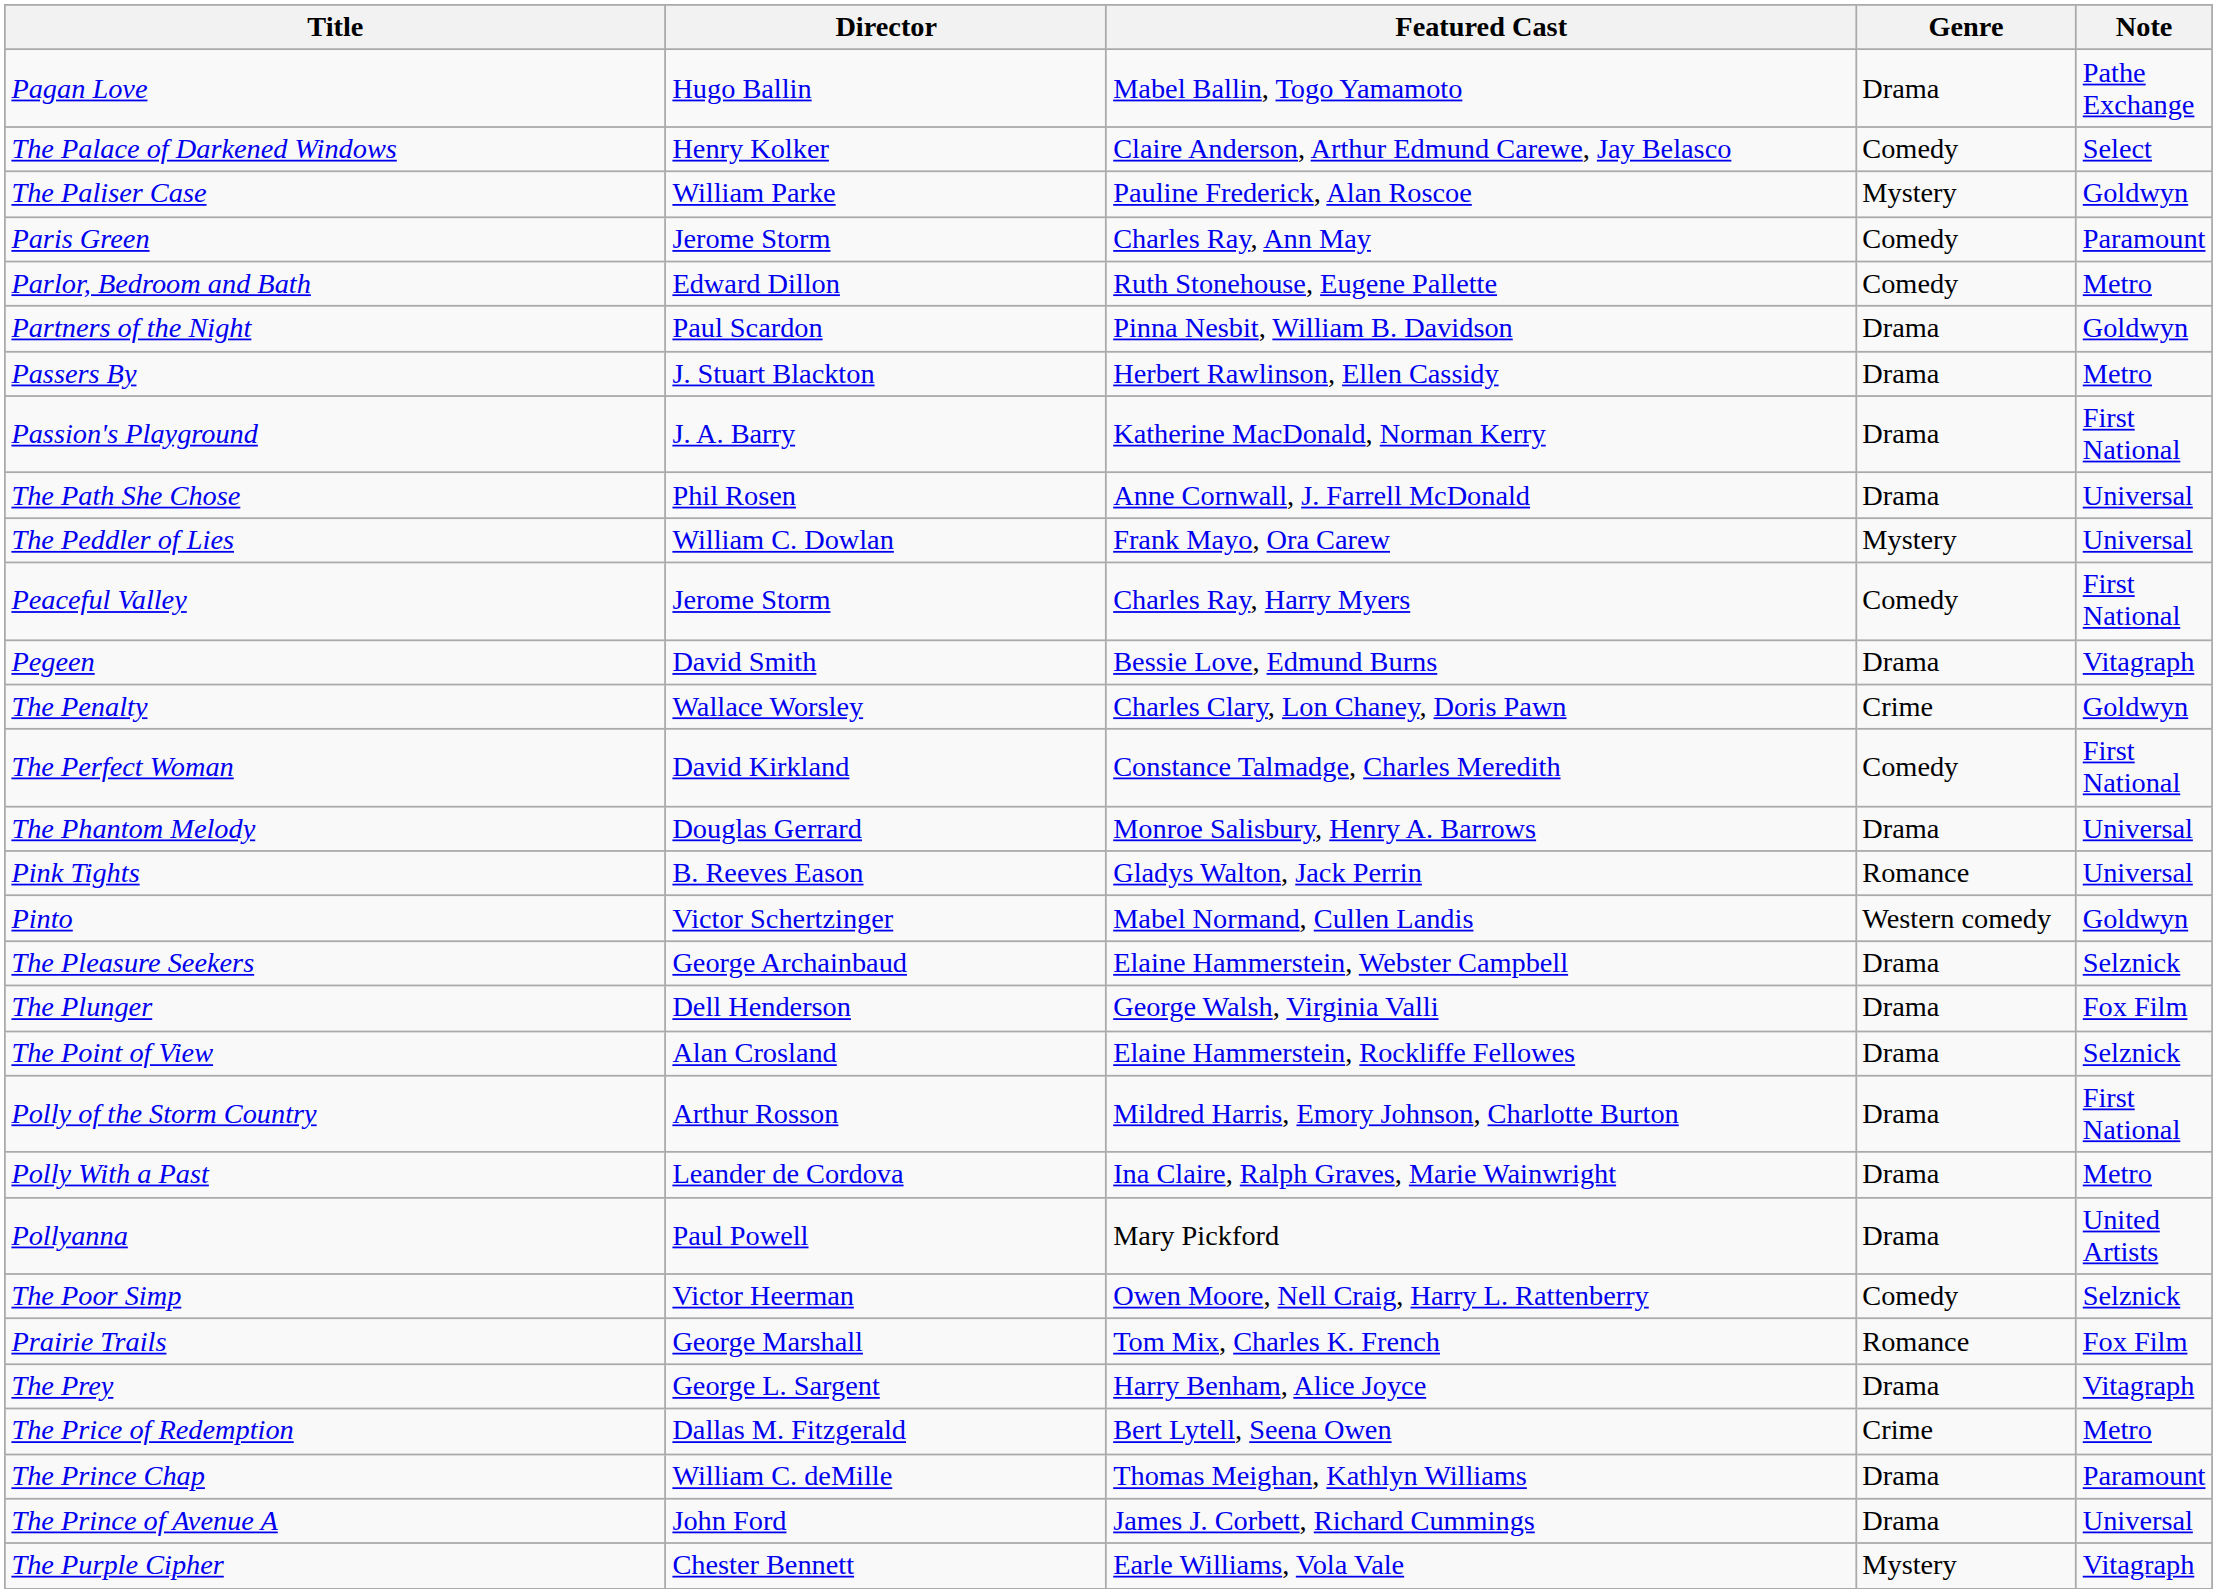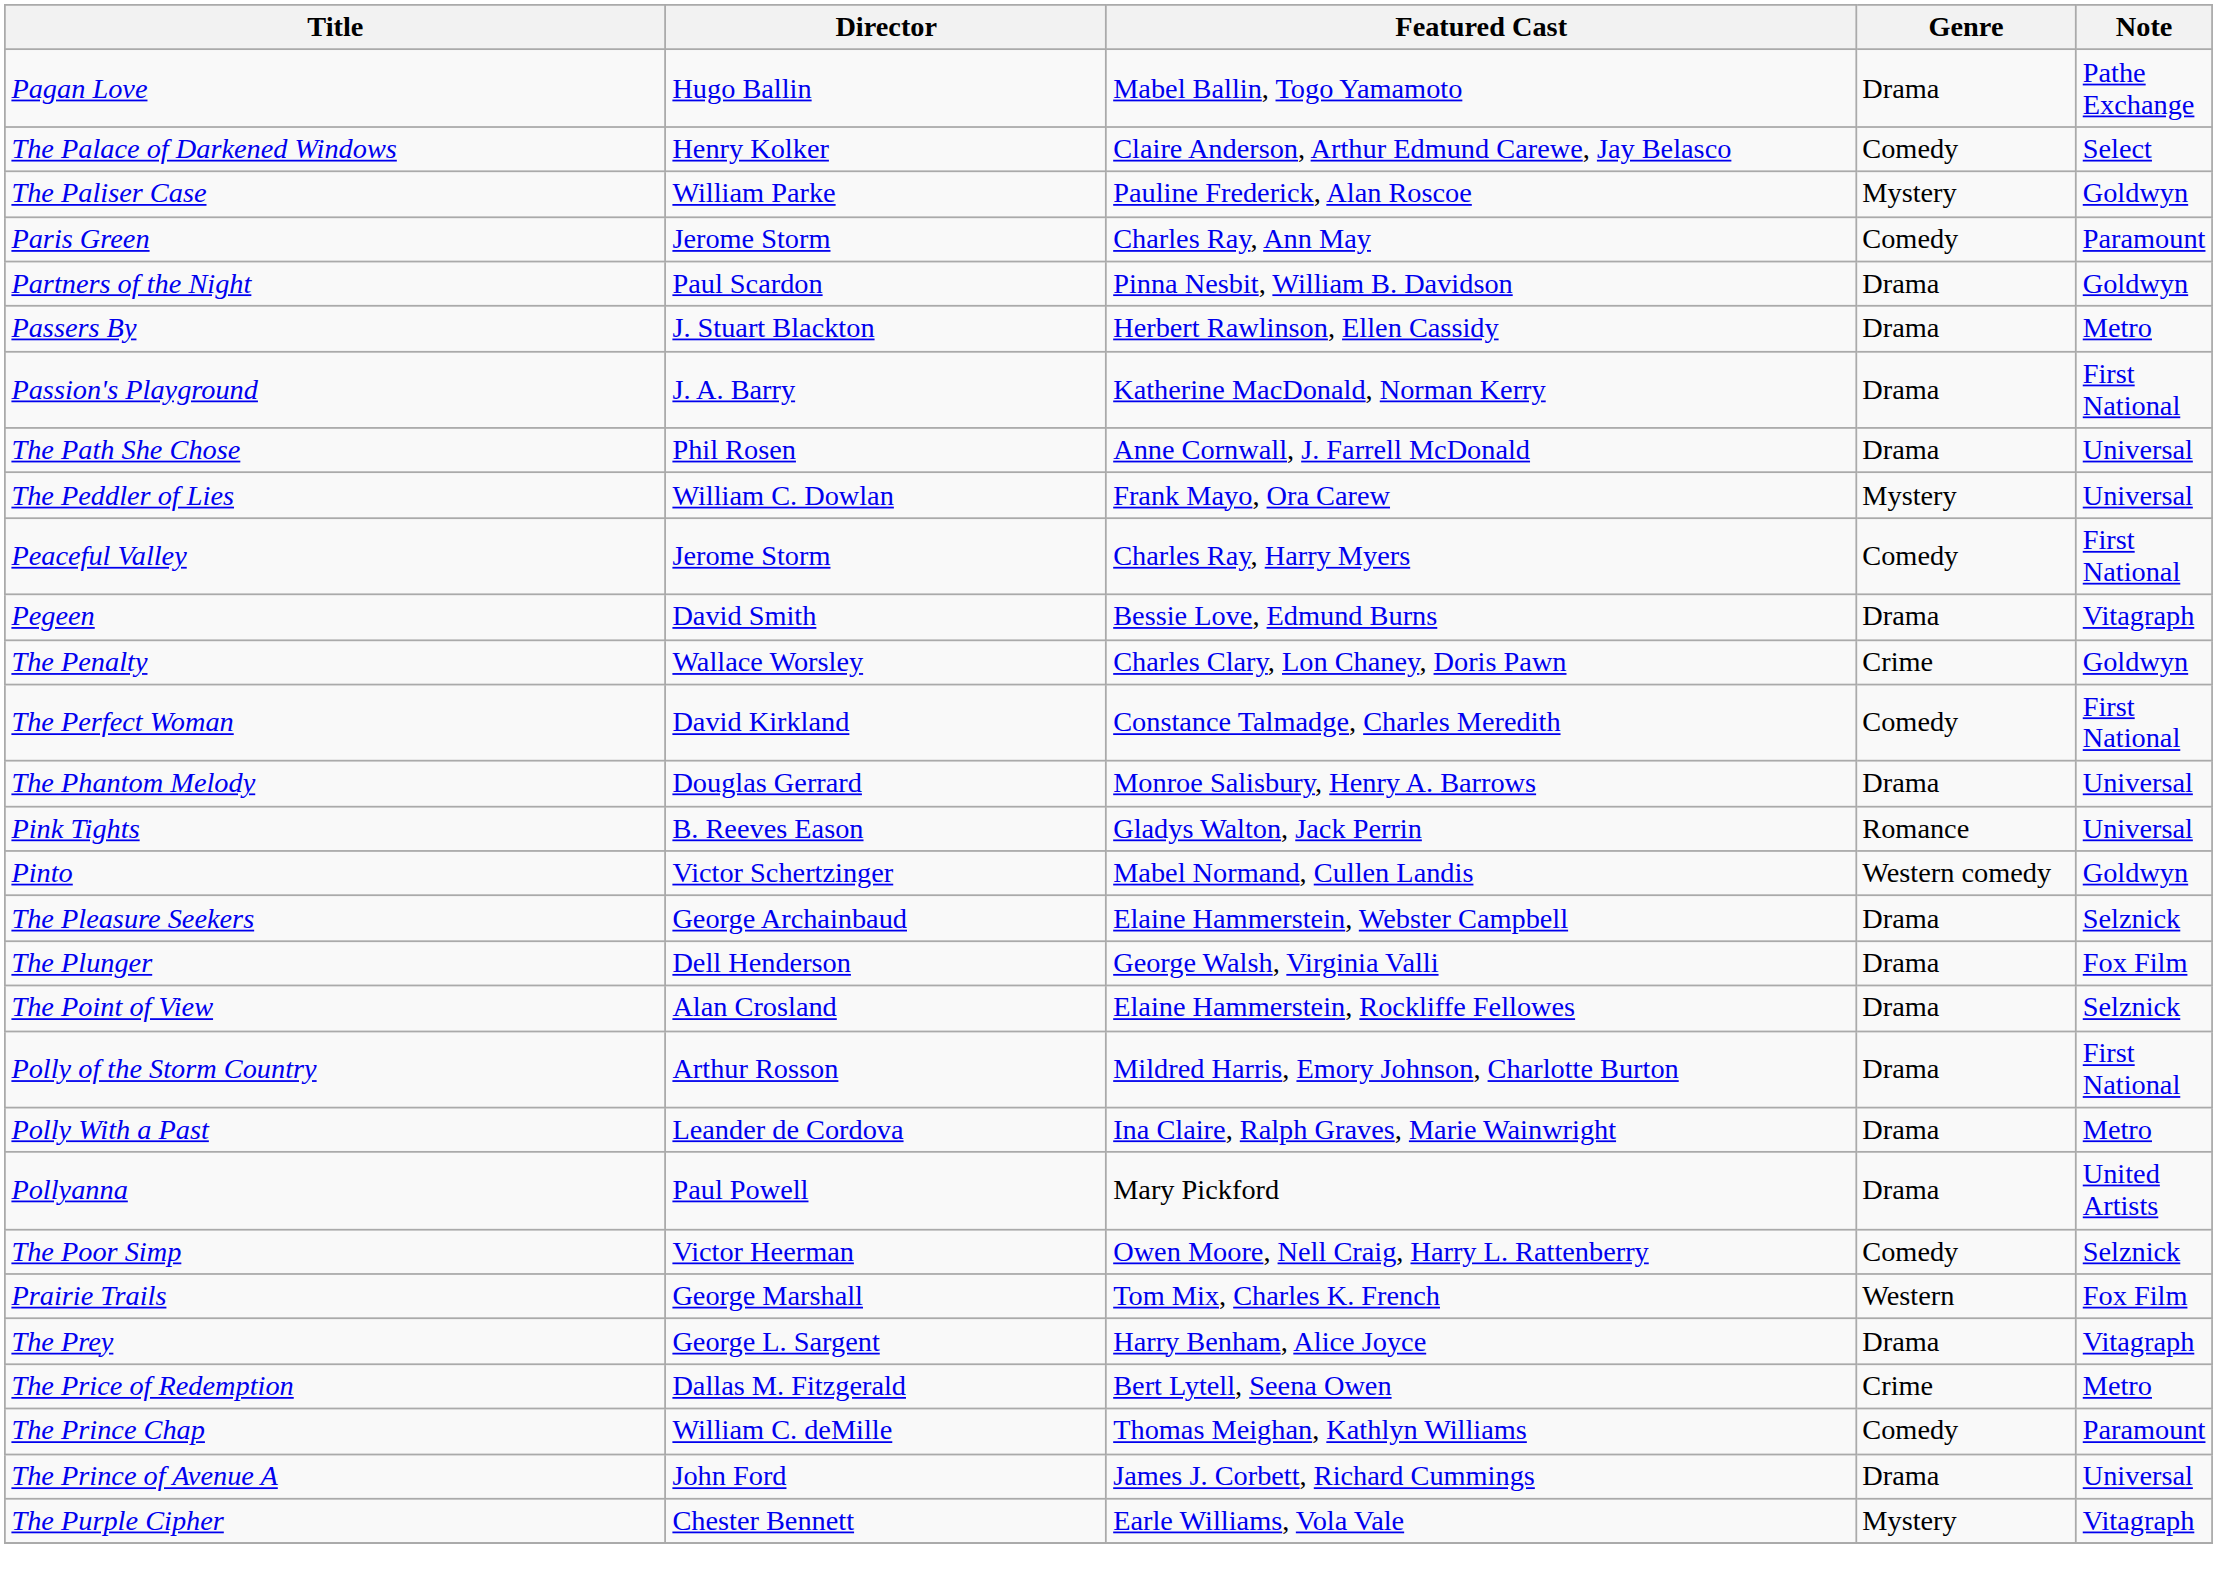- row: (161, 283)
(1916, 1340) Romance -> (1908, 1296) Western
(1901, 1475) Drama -> (1910, 1430) Comedy
